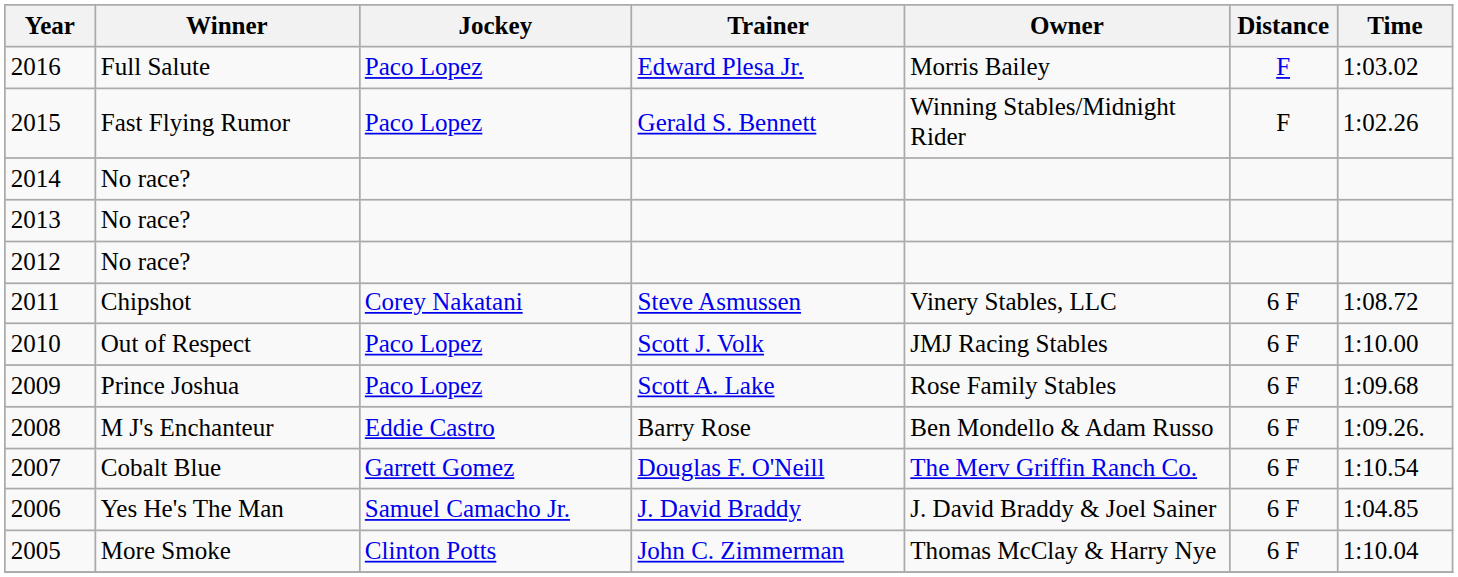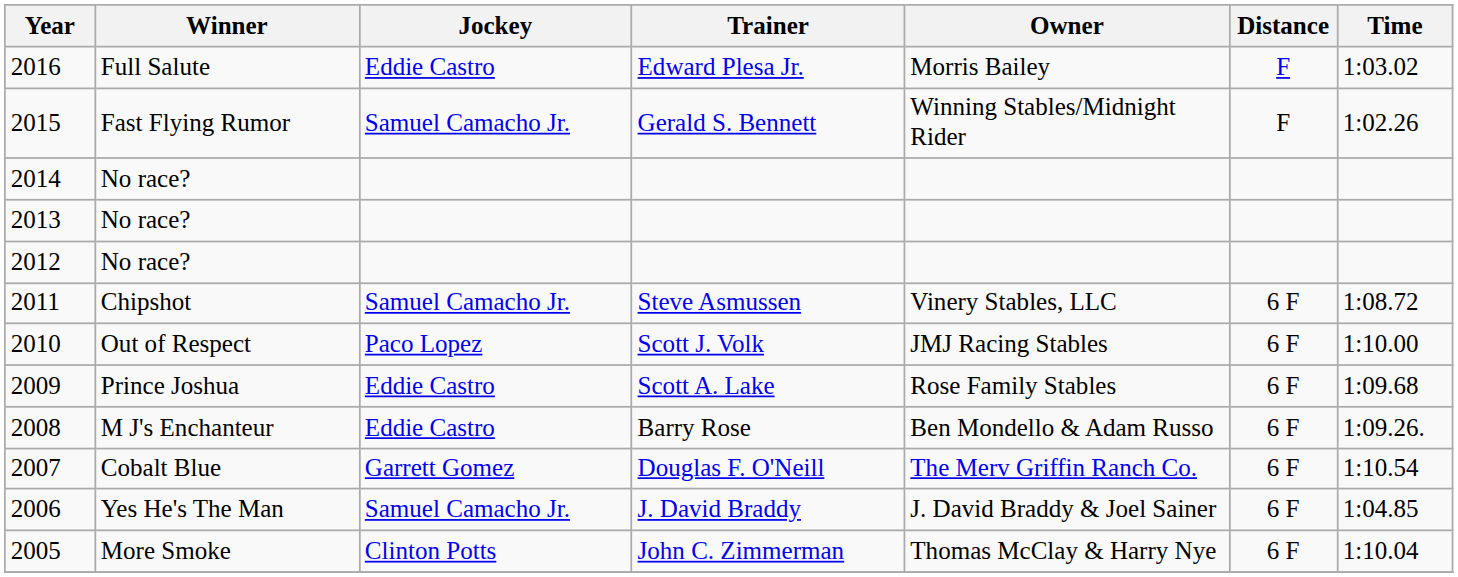(424, 66) Paco Lopez -> (430, 66) Eddie Castro
(424, 122) Paco Lopez -> (467, 122) Samuel Camacho Jr.
(444, 303) Corey Nakatani -> (467, 303) Samuel Camacho Jr.
(424, 385) Paco Lopez -> (430, 385) Eddie Castro
